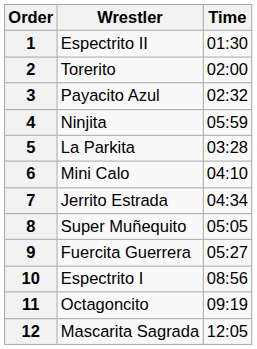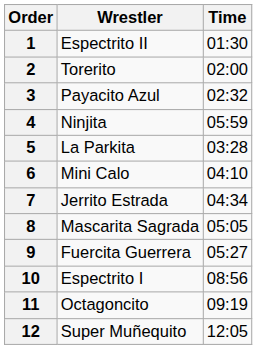(124, 226) Super Muñequito -> (130, 226) Mascarita Sagrada
(130, 331) Mascarita Sagrada -> (124, 331) Super Muñequito
